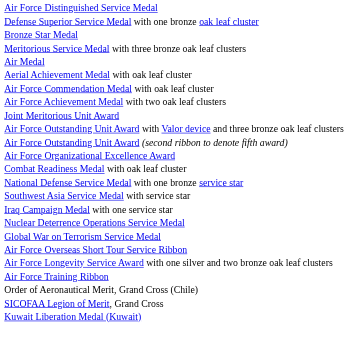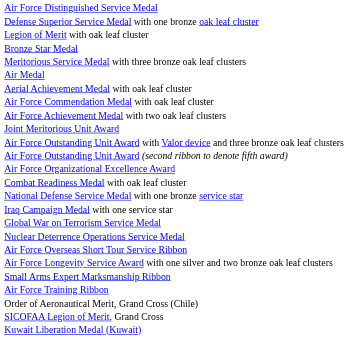+ row: (76, 35)
- row: (97, 196)
rows swapped: (83, 236) <-> (95, 223)
+ row: (87, 276)
